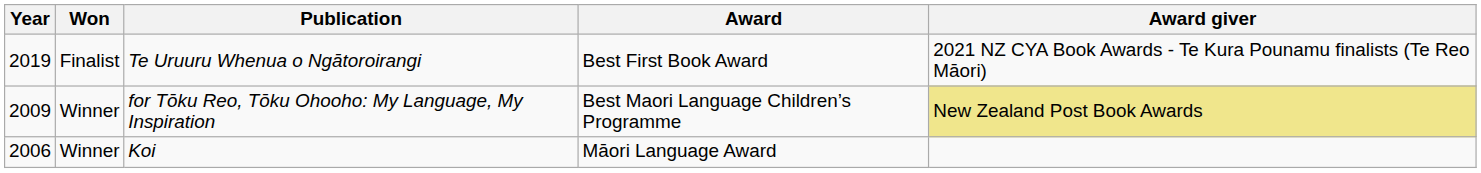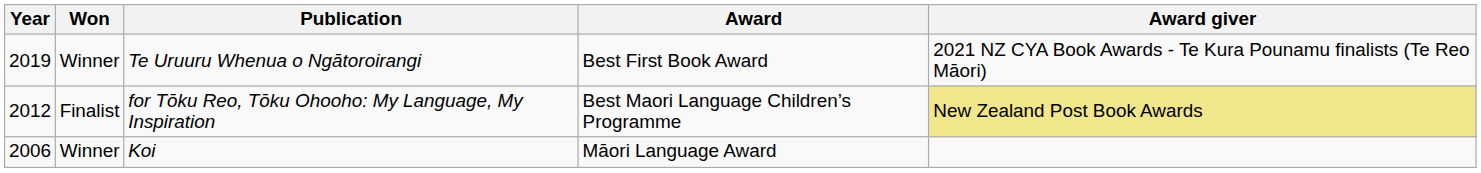(90, 60) Finalist -> (90, 60) Winner
(30, 111) 2009 -> (30, 111) 2012
(90, 111) Winner -> (90, 111) Finalist
